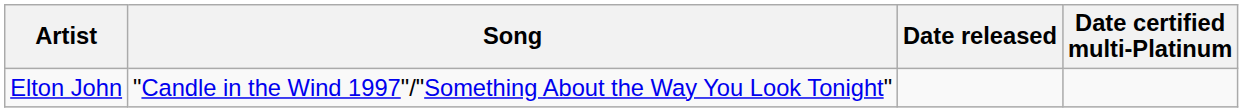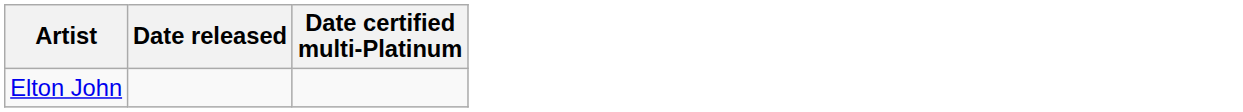- column: (513, 36)
